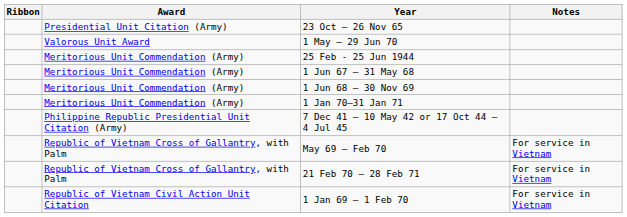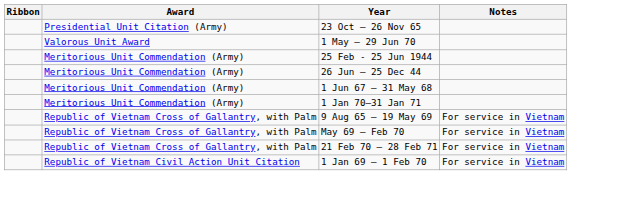+ row: (371, 72)
- row: (358, 87)
- row: (400, 123)
+ row: (377, 117)
